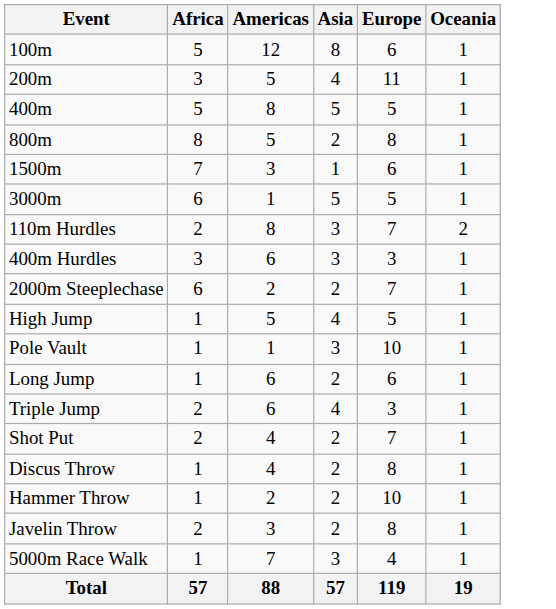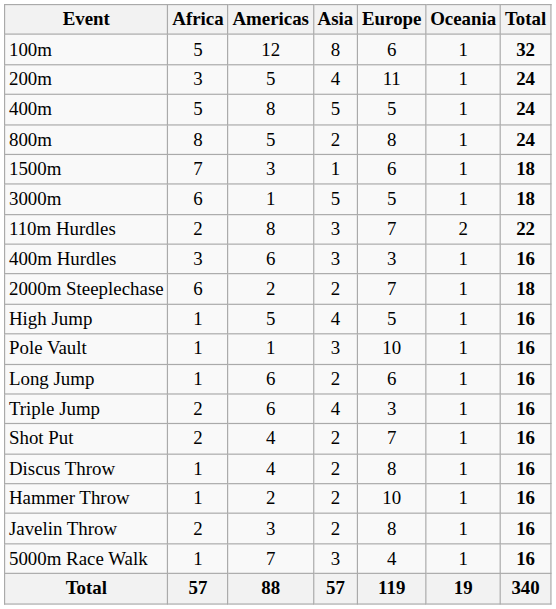+ column: (526, 19)
